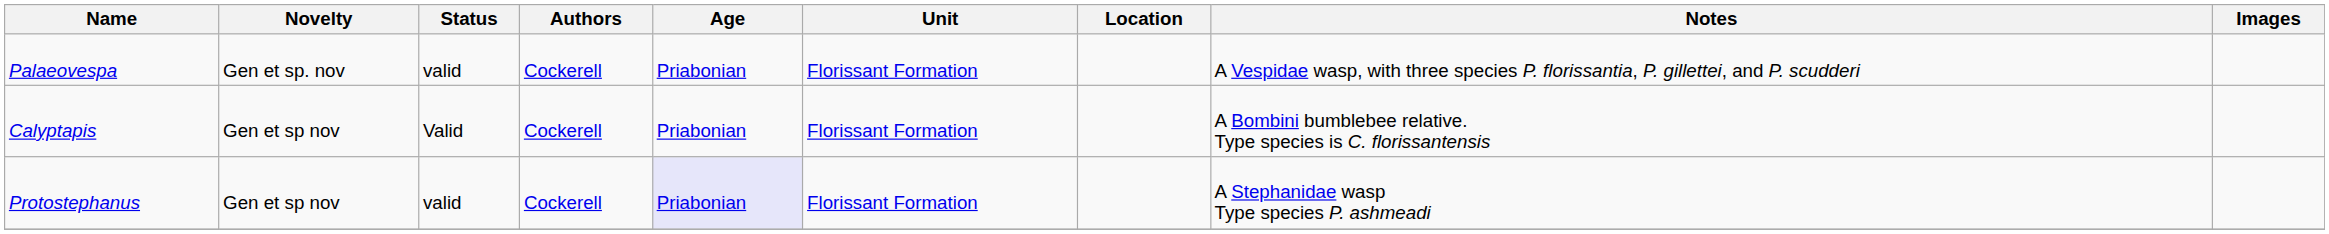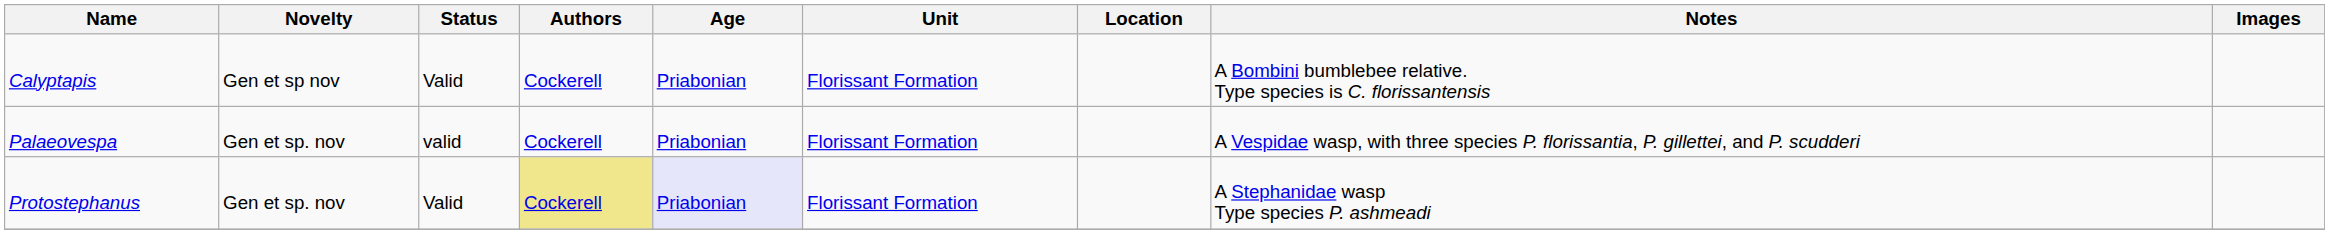rows swapped: (53, 131) <-> (63, 70)
(281, 203) Gen et sp nov -> (284, 203) Gen et sp. nov
(442, 203) valid -> (443, 203) Valid
(563, 203) no background -> (563, 203) khaki background
